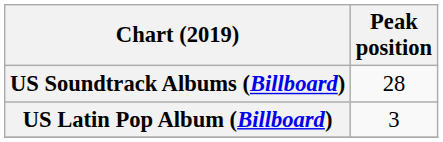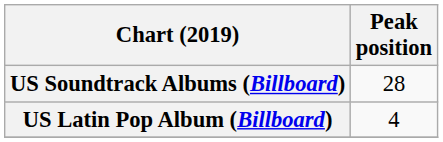(394, 119) 3 -> (394, 119) 4
